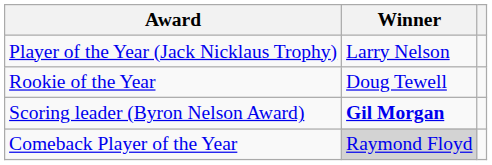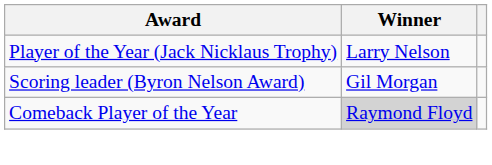- row: (82, 81)
(395, 112) bold -> (392, 81) normal
